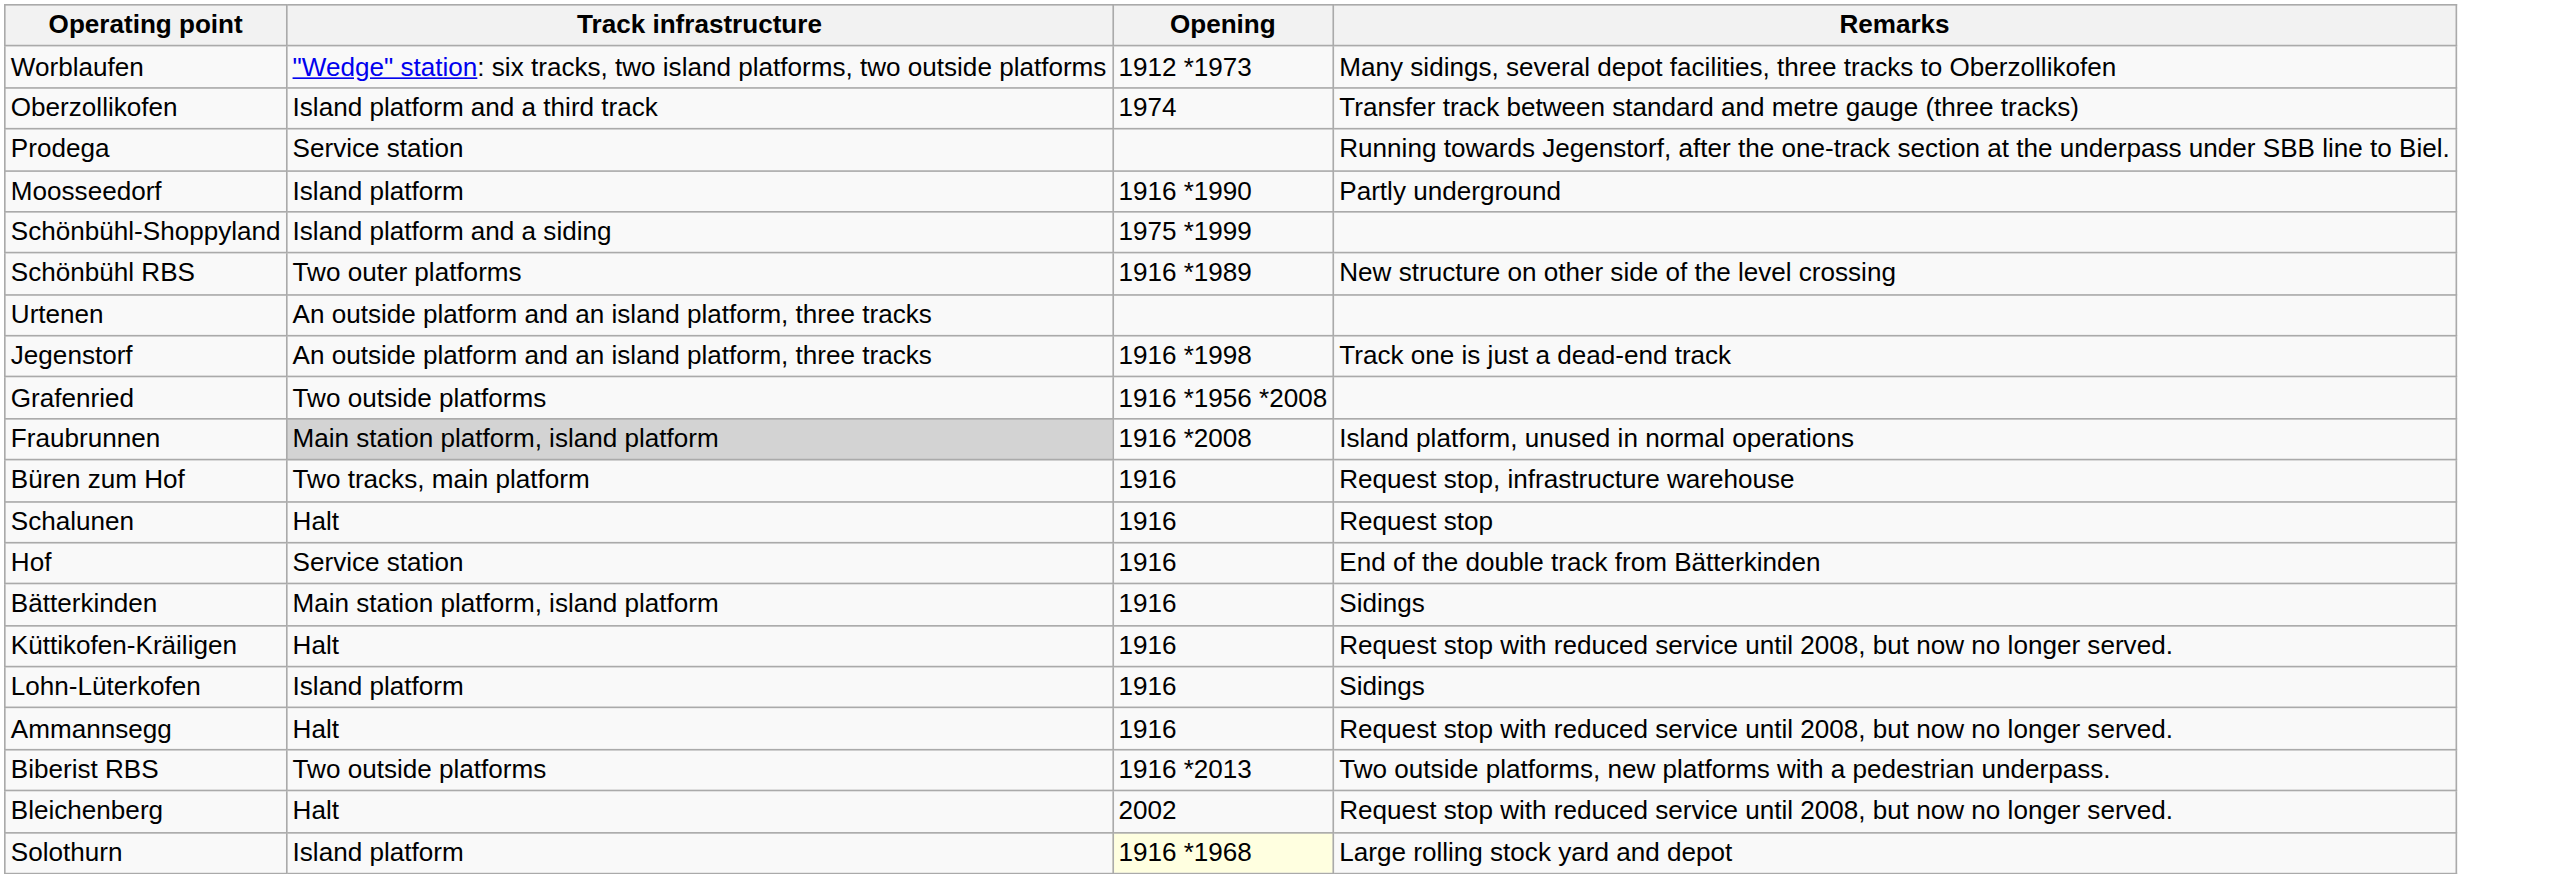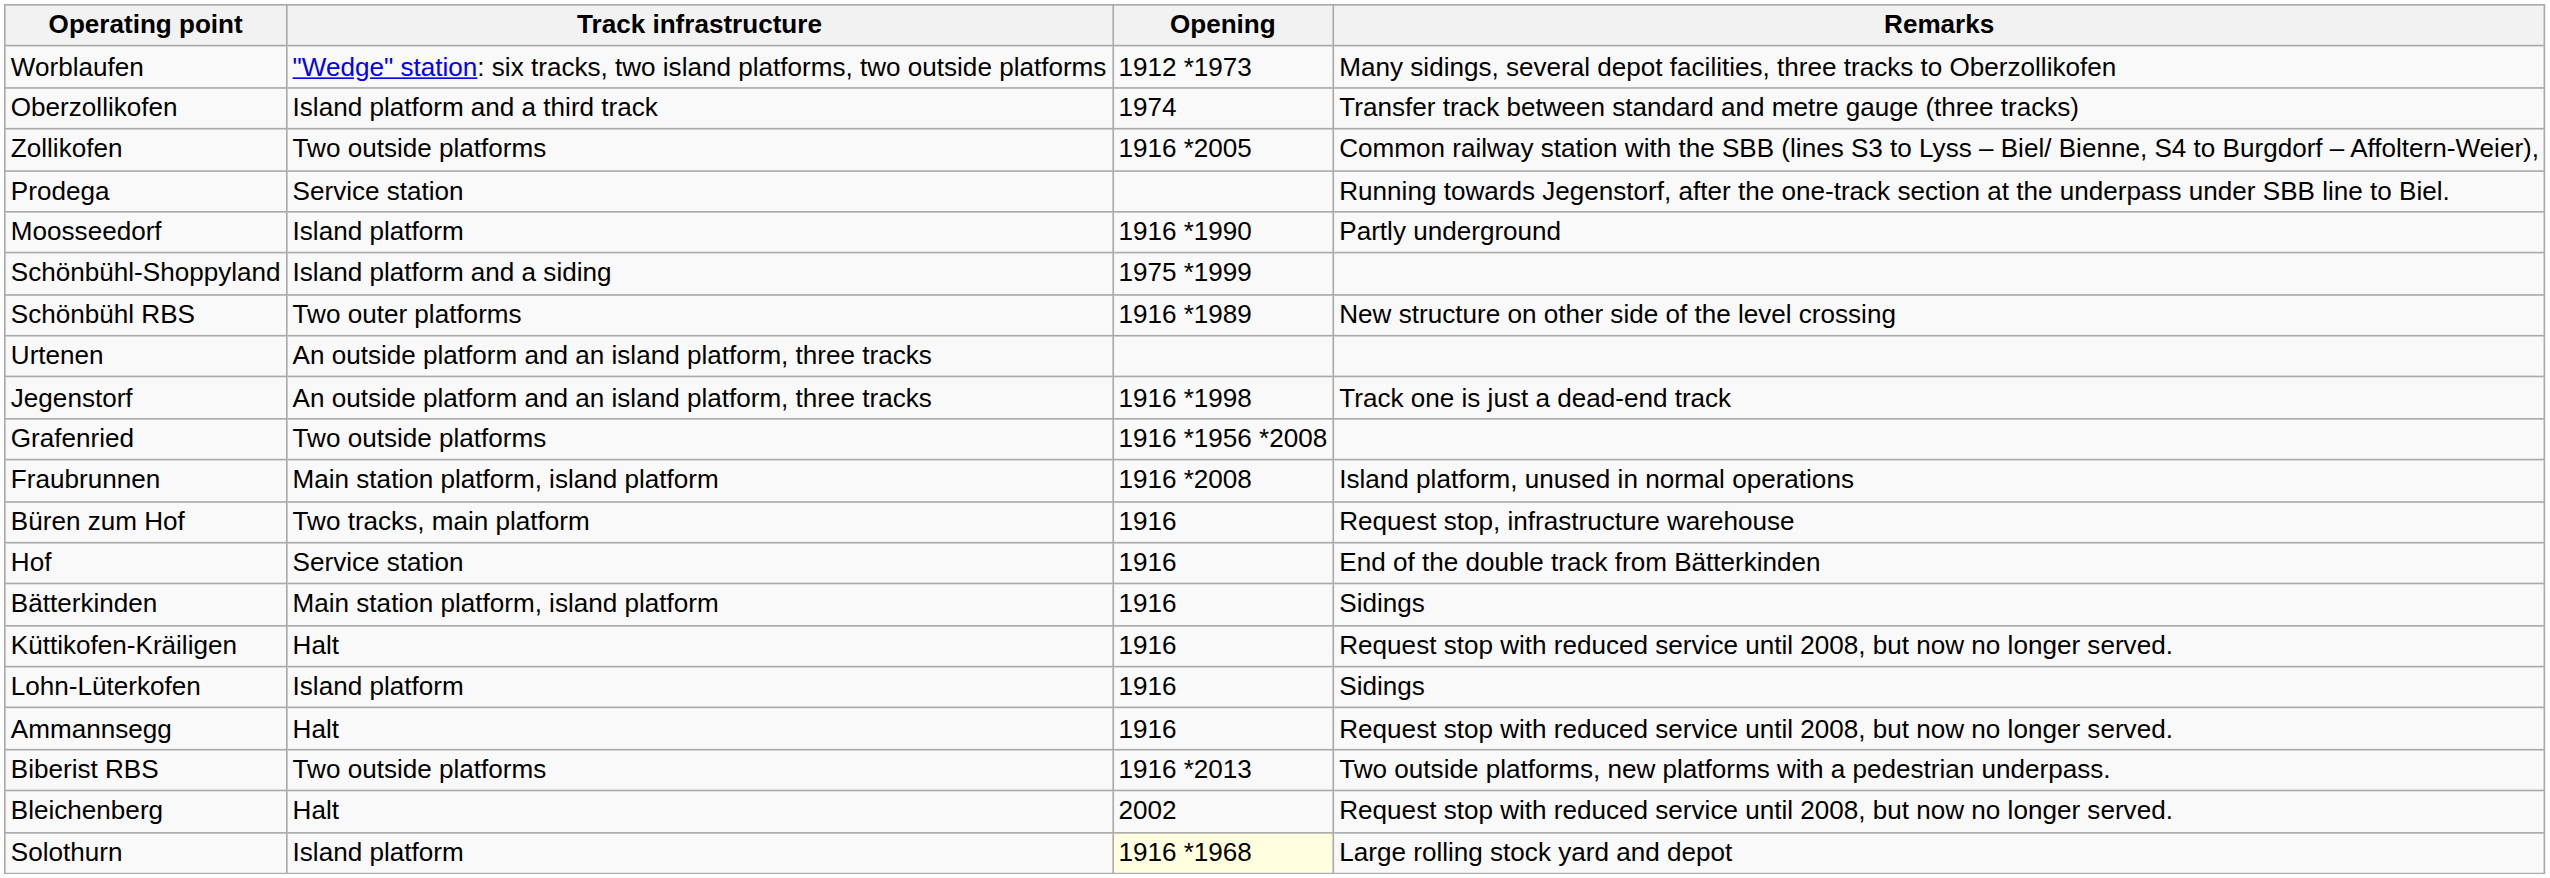+ row: (67, 149)
(506, 438) lightgrey background -> (506, 480) no background
- row: (72, 521)
